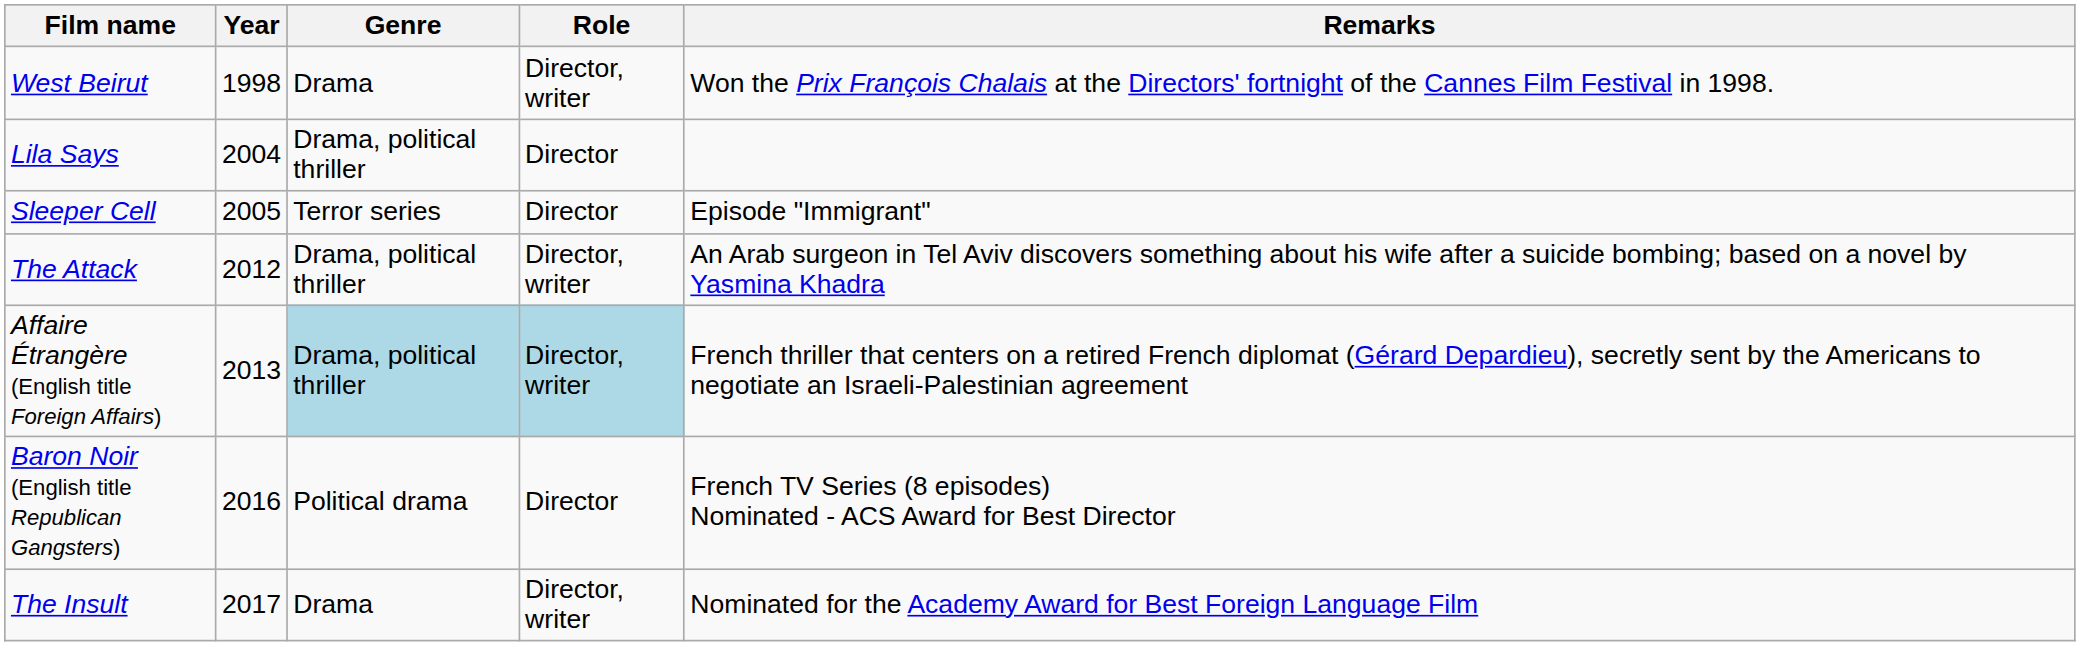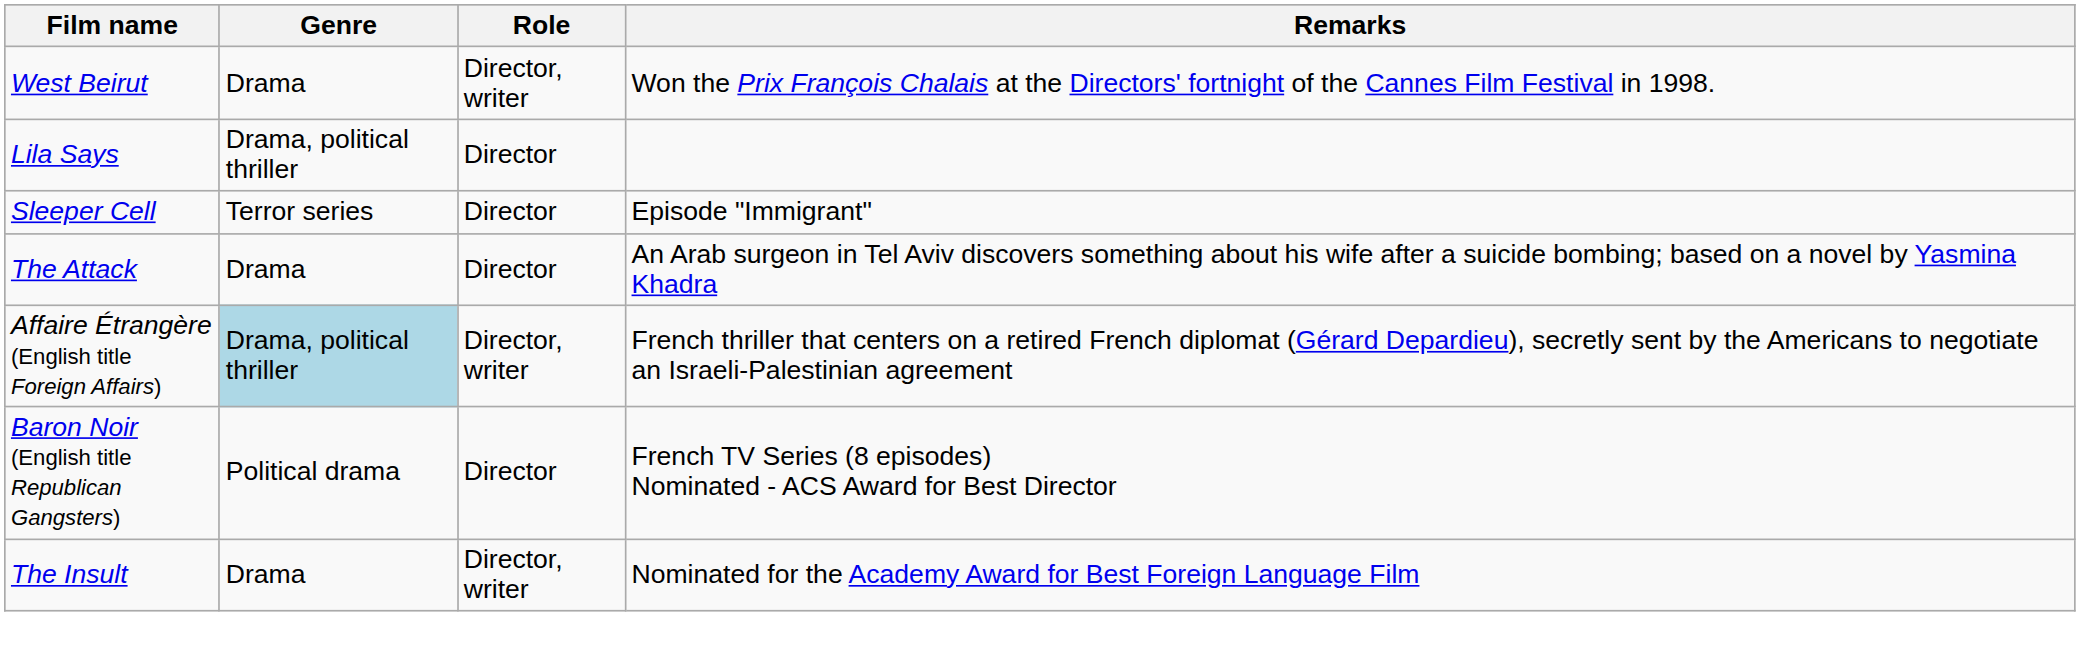- column: (251, 25)
(385, 268) Drama, political thriller -> (266, 268) Drama
(575, 268) Director, writer -> (510, 268) Director
(575, 370) lightblue background -> (513, 355) no background
